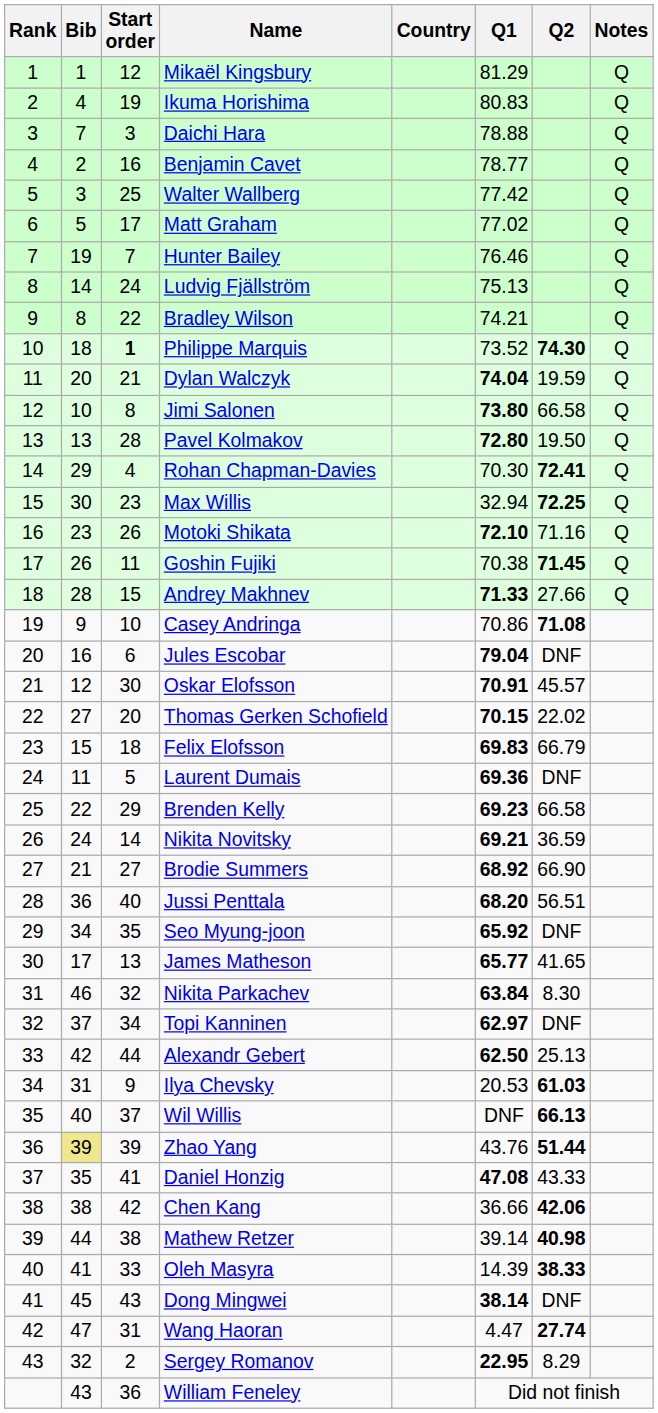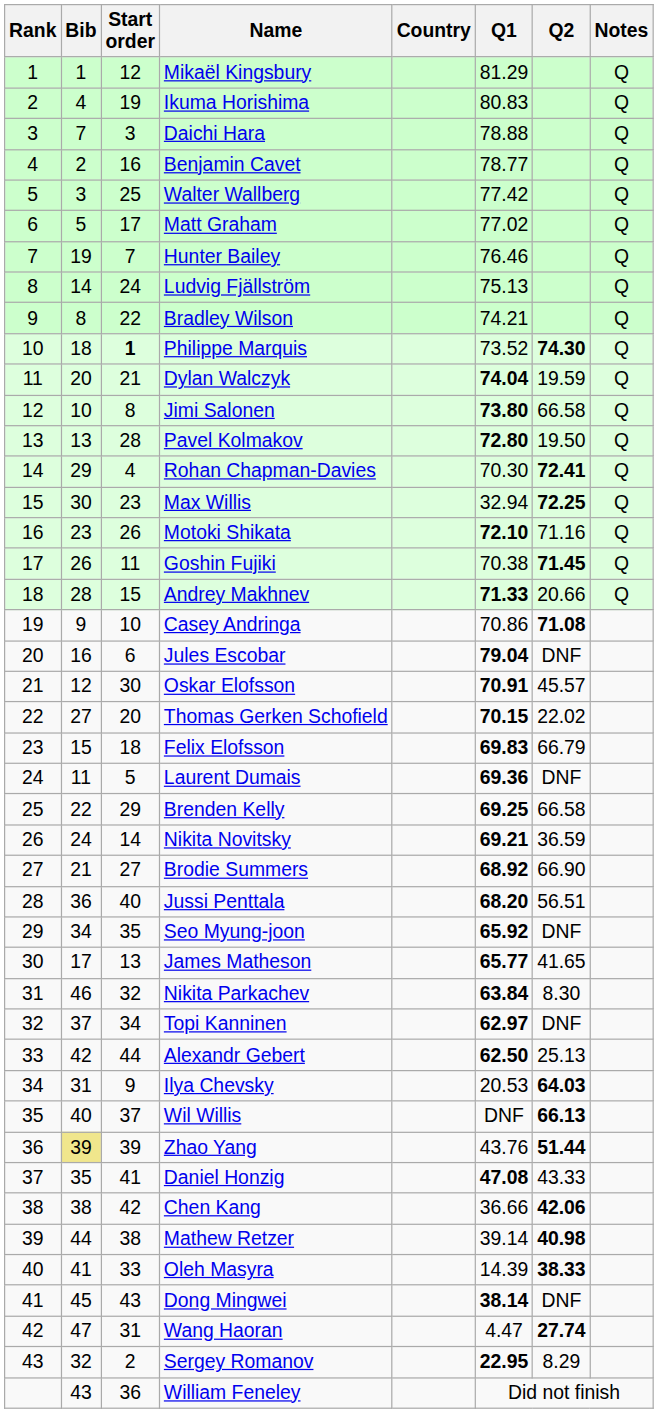(561, 594) 27.66 -> (561, 594) 20.66
(504, 809) 69.23 -> (504, 809) 69.25
(561, 1085) 61.03 -> (561, 1085) 64.03
